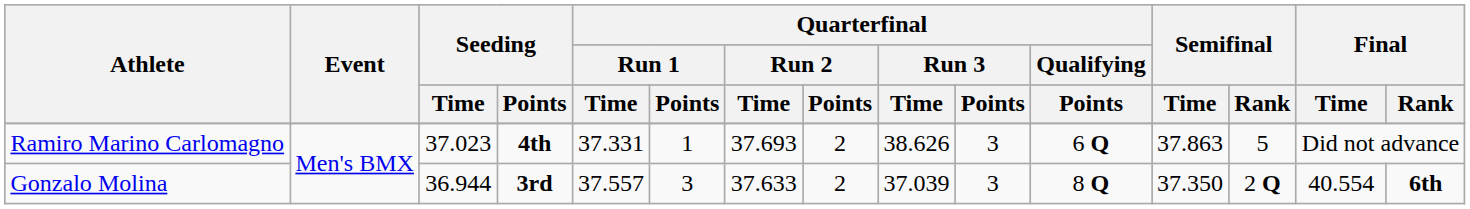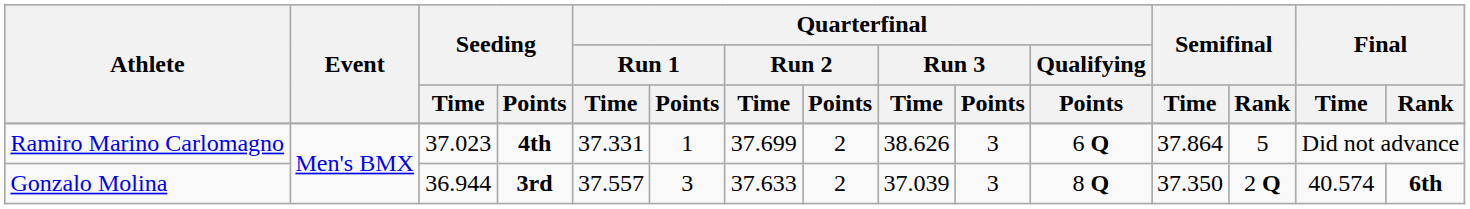(764, 143) 37.693 -> (764, 143) 37.699
(1190, 143) 37.863 -> (1190, 143) 37.864
(1341, 183) 40.554 -> (1341, 183) 40.574
